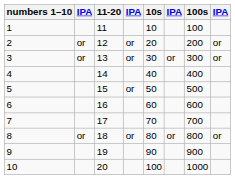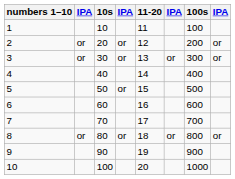columns swapped: (109, 12) <-> (154, 12)
